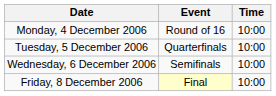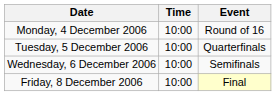columns swapped: (251, 13) <-> (195, 13)
